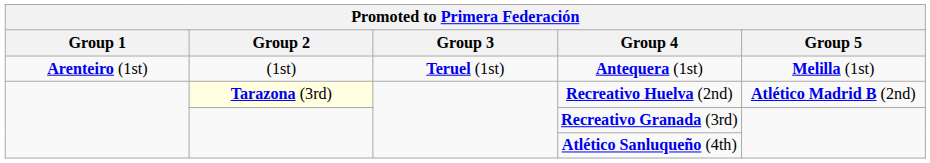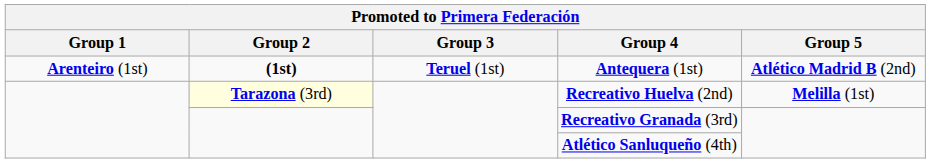(281, 68) normal -> (281, 68) bold
(833, 68) Melilla (1st) -> (833, 68) Atlético Madrid B (2nd)
(833, 94) Atlético Madrid B (2nd) -> (833, 94) Melilla (1st)
